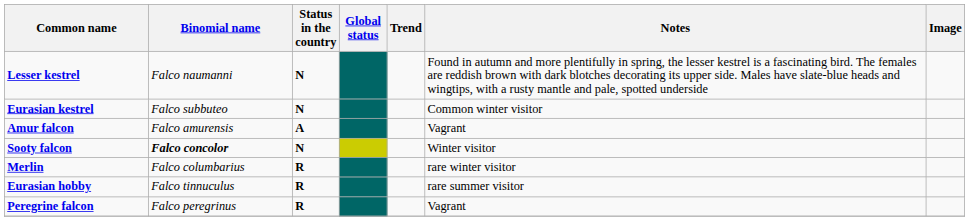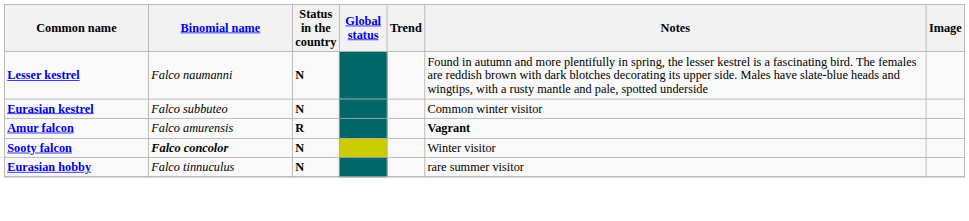(300, 128) A -> (300, 128) R
(447, 128) normal -> (449, 128) bold
- row: (25, 167)
(300, 186) R -> (300, 167) N
- row: (50, 206)
